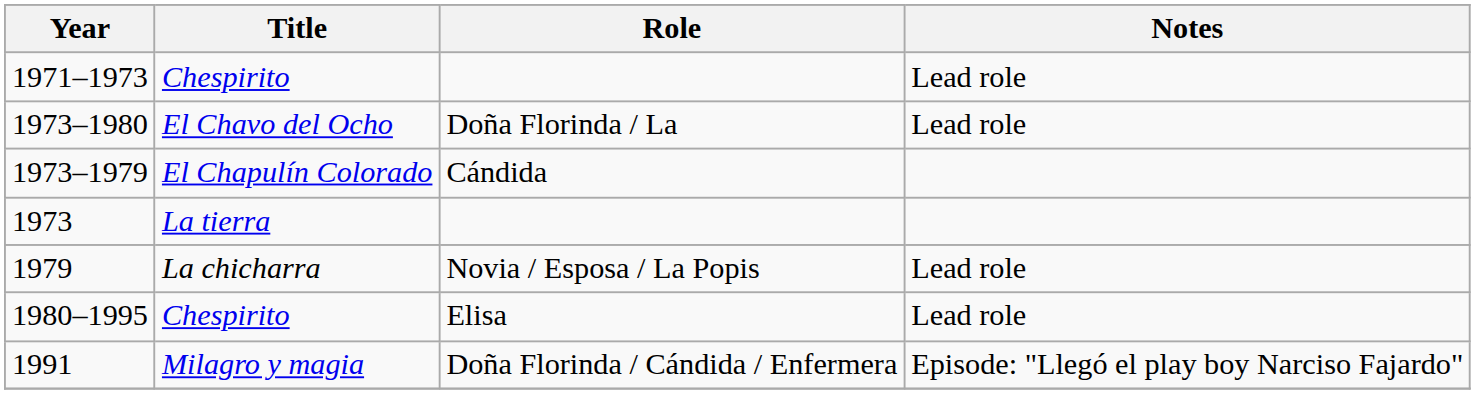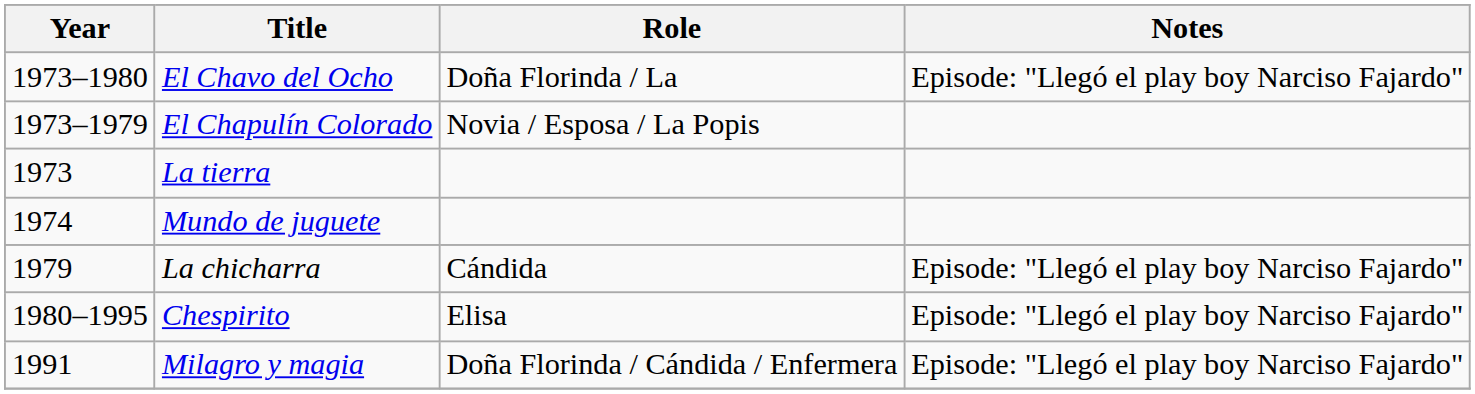- row: (80, 76)
(969, 124) Lead role -> (1187, 76) Episode: "Llegó el play boy Narciso Fajardo"
(497, 172) Cándida -> (603, 124) Novia / Esposa / La Popis
+ row: (42, 220)
(603, 268) Novia / Esposa / La Popis -> (497, 268) Cándida
(969, 268) Lead role -> (1187, 268) Episode: "Llegó el play boy Narciso Fajardo"
(969, 316) Lead role -> (1187, 316) Episode: "Llegó el play boy Narciso Fajardo"
